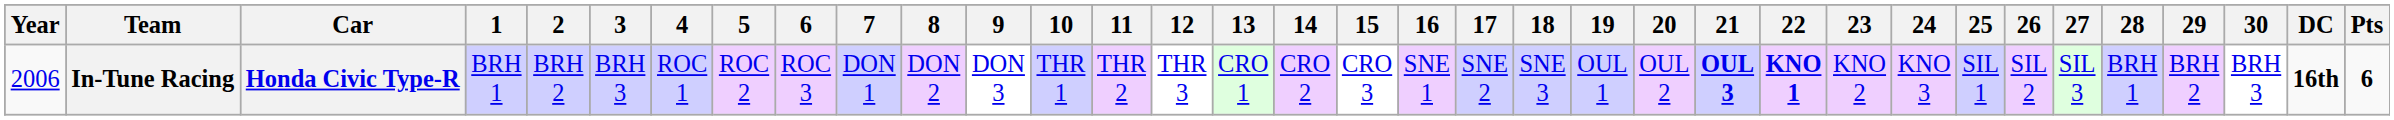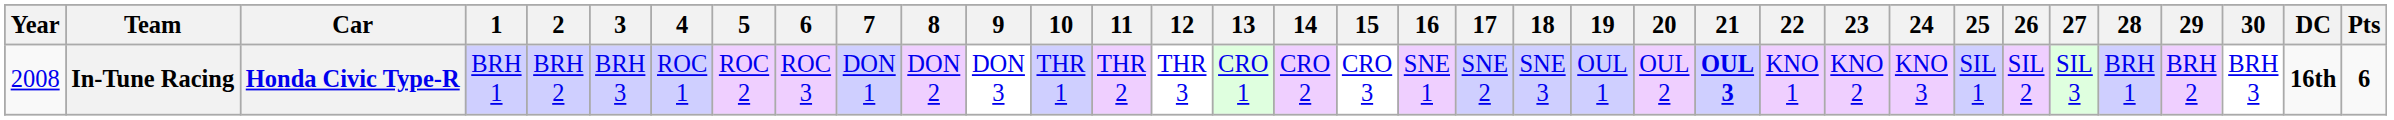(35, 79) 2006 -> (35, 79) 2008
(1794, 79) bold -> (1792, 79) normal
